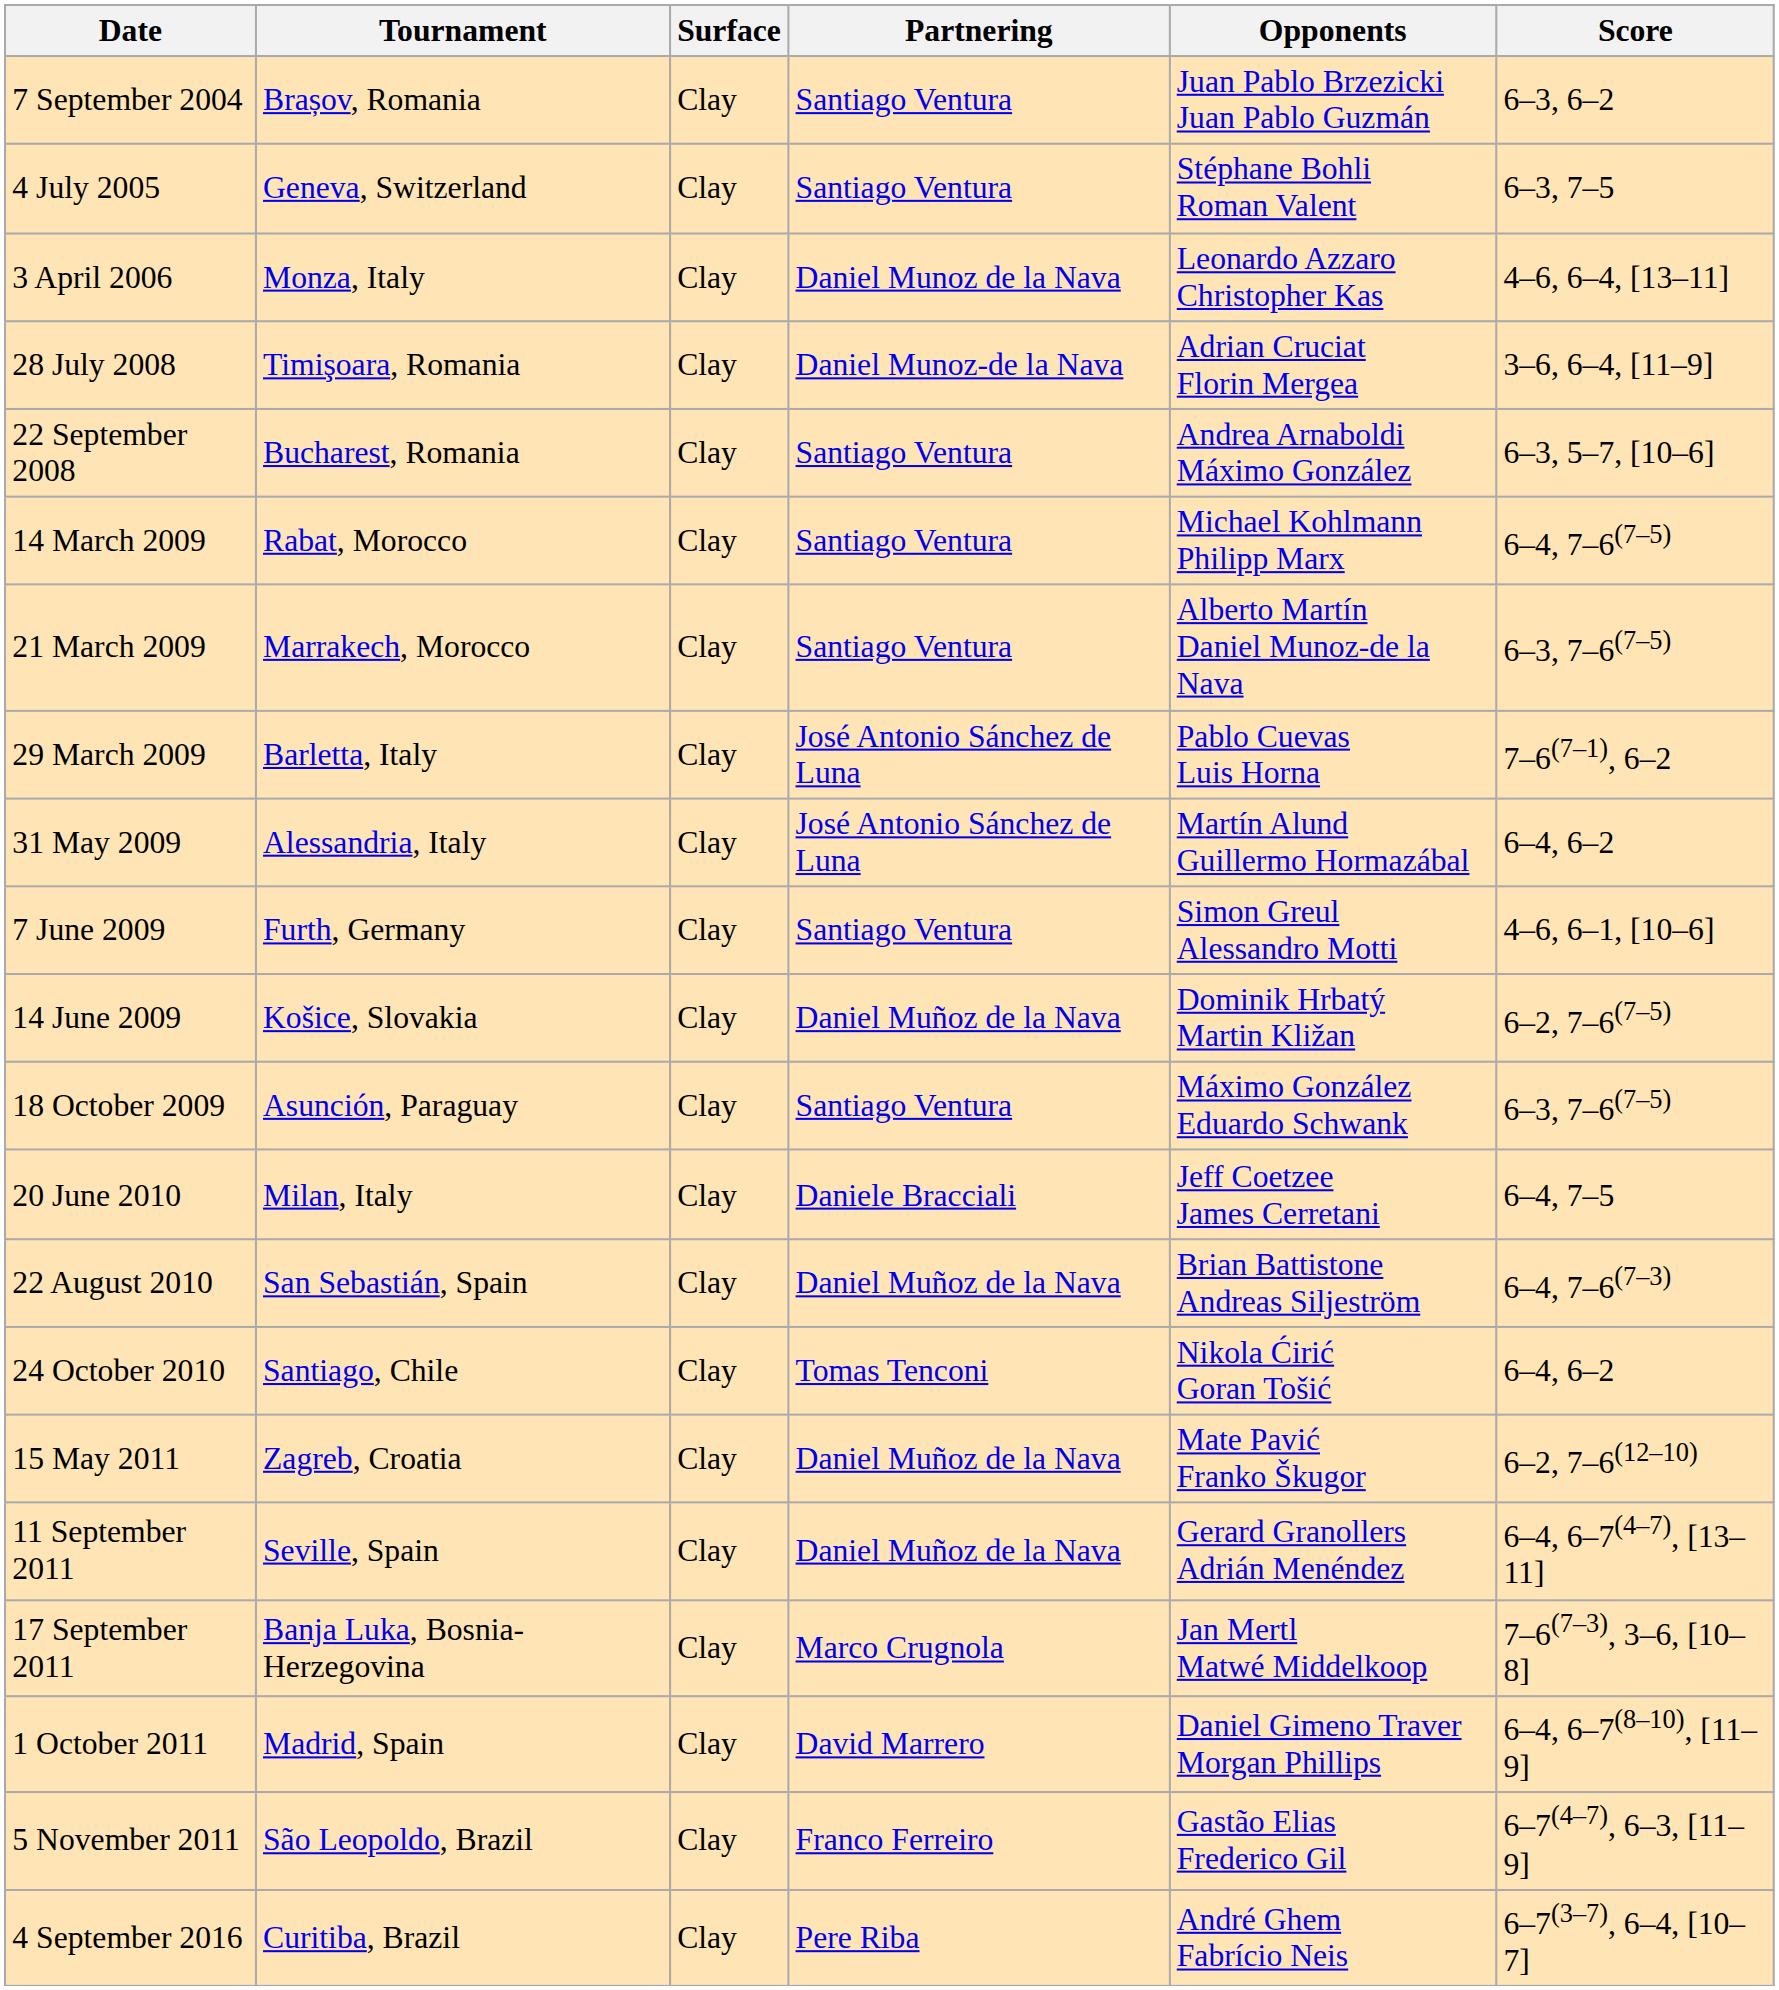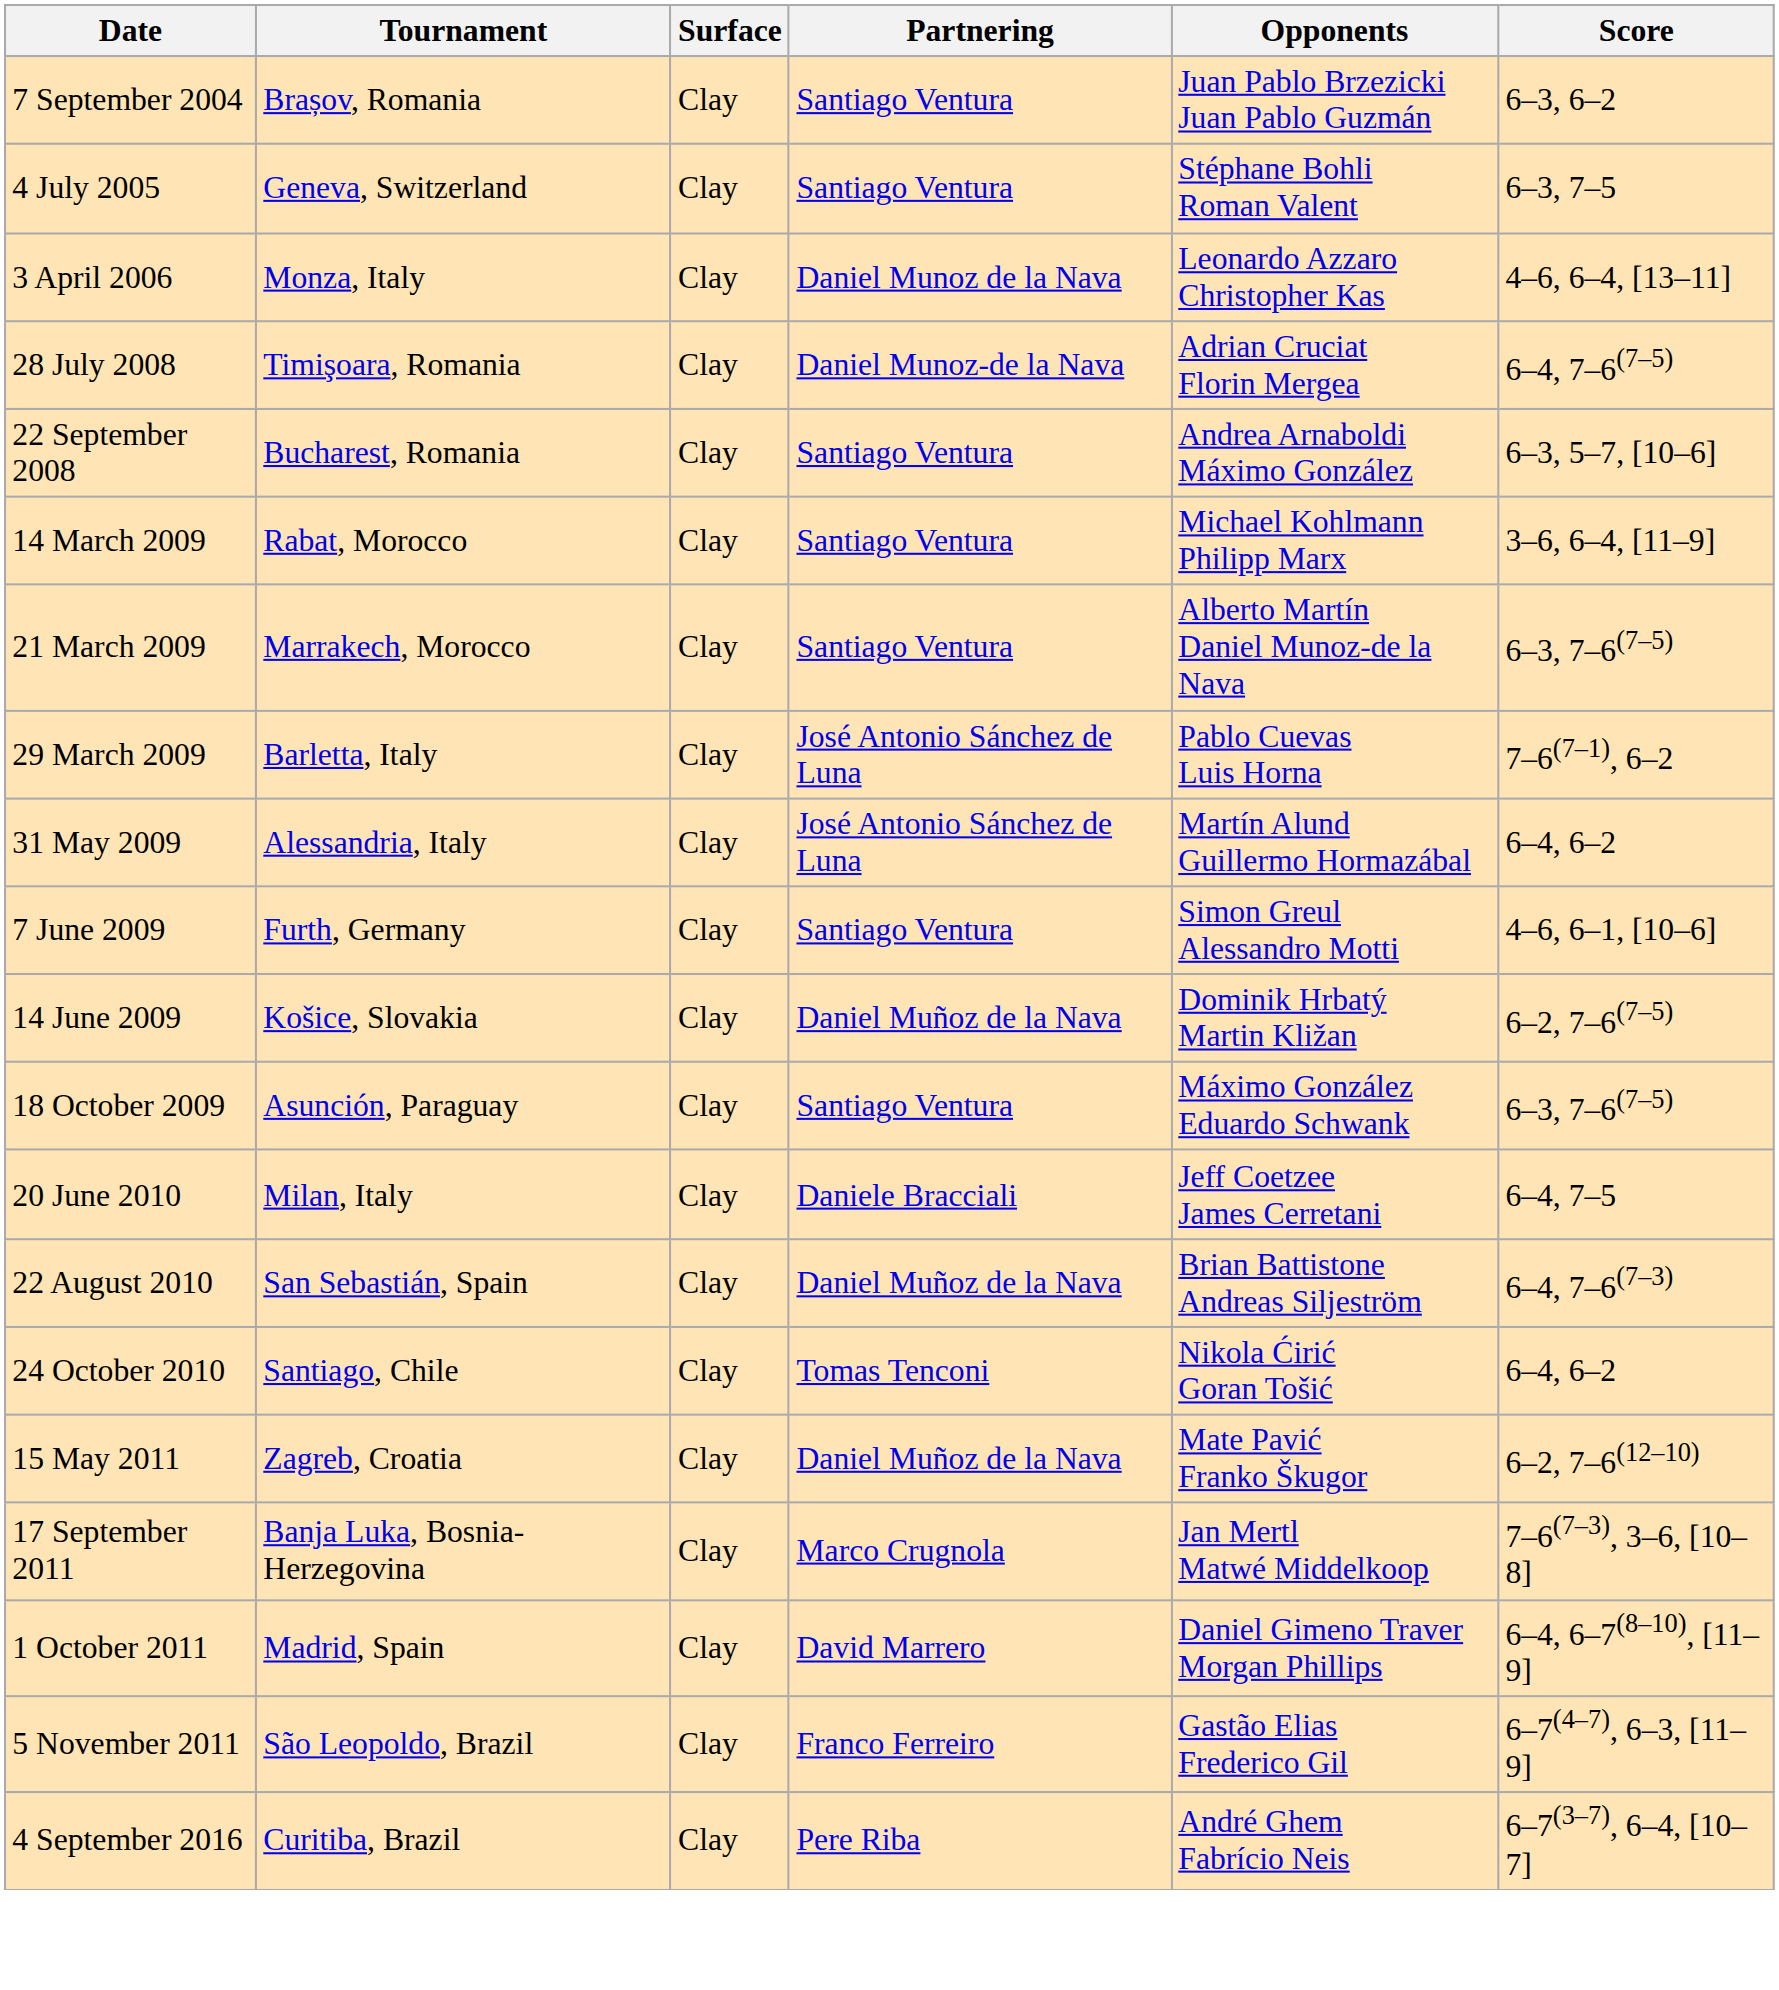(1608, 363) 3–6, 6–4, [11–9] -> (1589, 363) 6–4, 7–6(7–5)
(1587, 539) 6–4, 7–6(7–5) -> (1610, 539) 3–6, 6–4, [11–9]
- row: (99, 1550)
